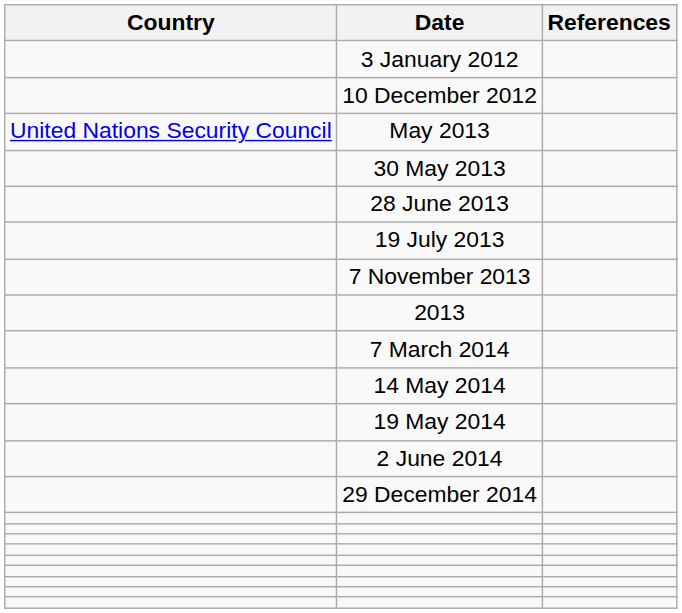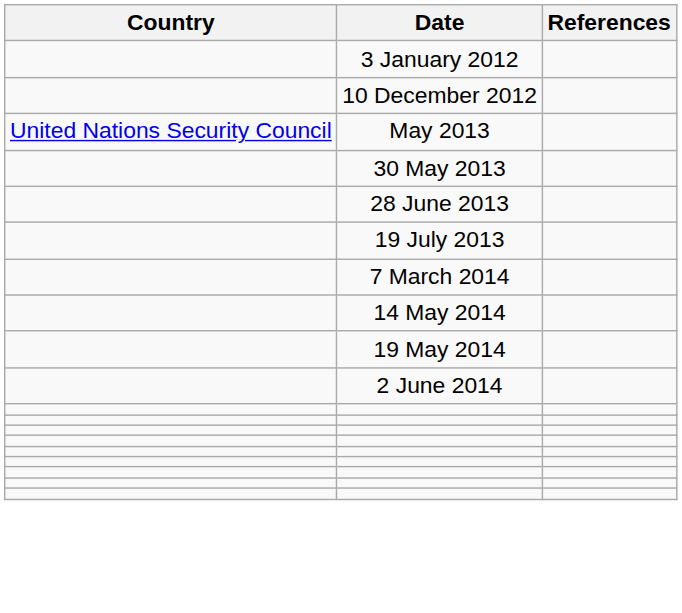- row: (171, 277)
- row: (171, 313)
- row: (171, 495)
